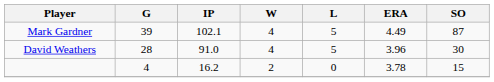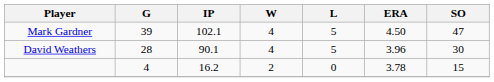(396, 31) 4.49 -> (396, 31) 4.50
(458, 31) 87 -> (458, 31) 47
(209, 49) 91.0 -> (209, 49) 90.1
